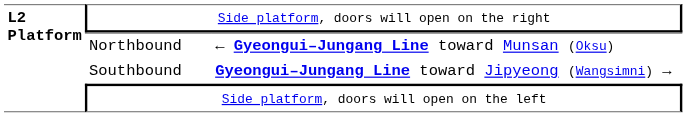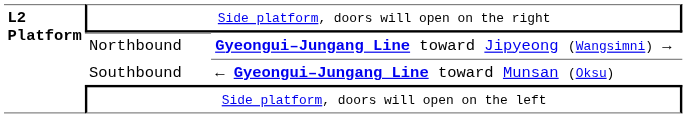(415, 46) ← Gyeongui–Jungang Line toward Munsan (Oksu) -> (443, 46) Gyeongui–Jungang Line toward Jipyeong (Wangsimni) →
(443, 71) Gyeongui–Jungang Line toward Jipyeong (Wangsimni) → -> (415, 72) ← Gyeongui–Jungang Line toward Munsan (Oksu)
